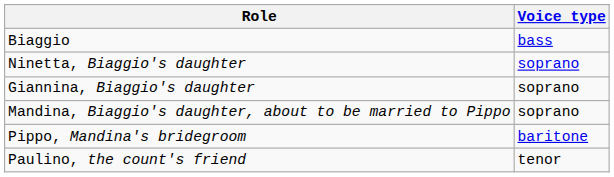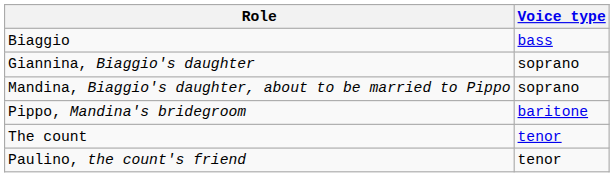- row: (127, 64)
+ row: (48, 136)
